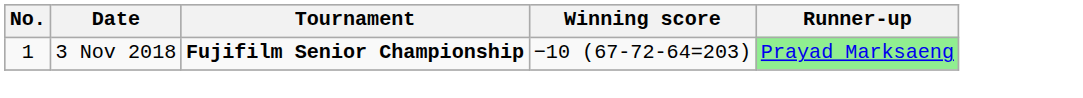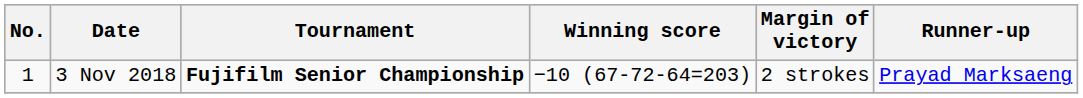+ column: (815, 33)
(857, 54) lightgreen background -> (976, 77) no background
